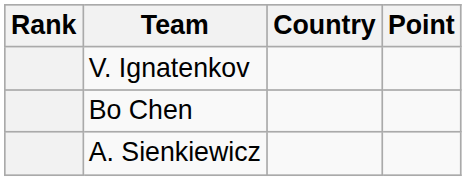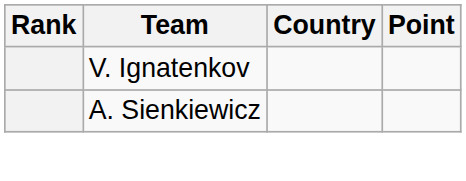- row: (141, 110)
